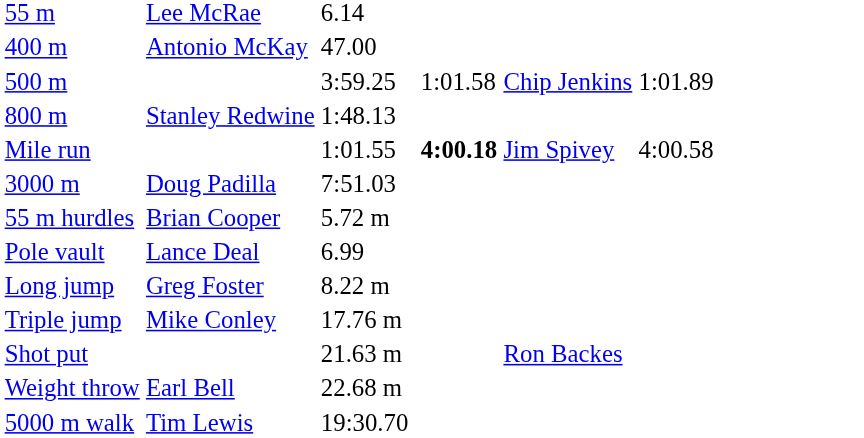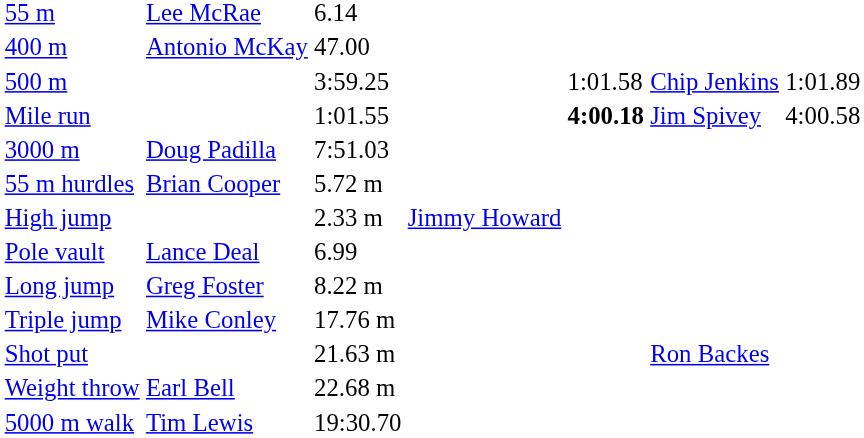- row: (36, 115)
+ row: (58, 217)
